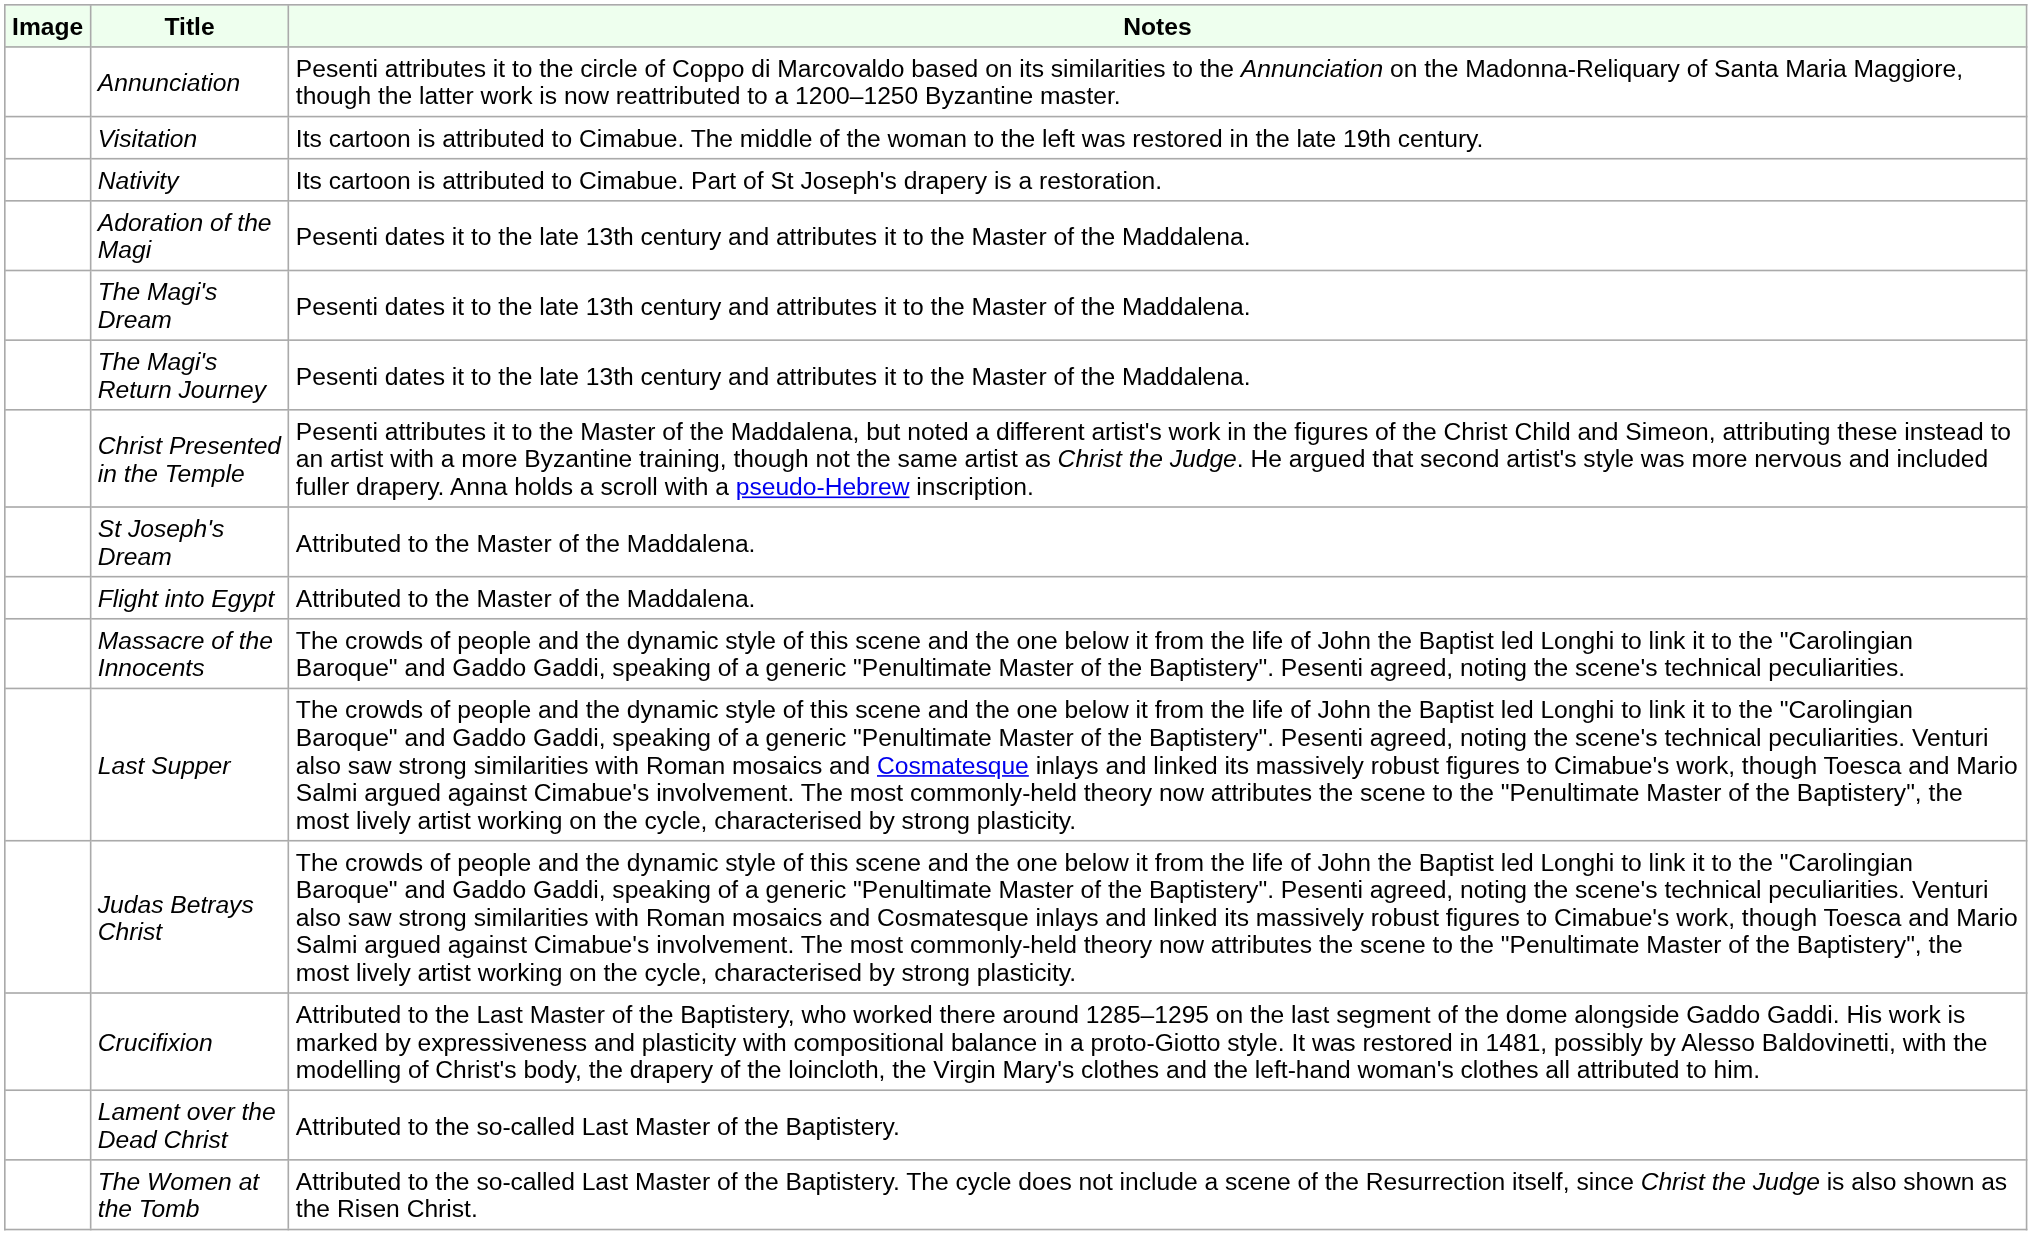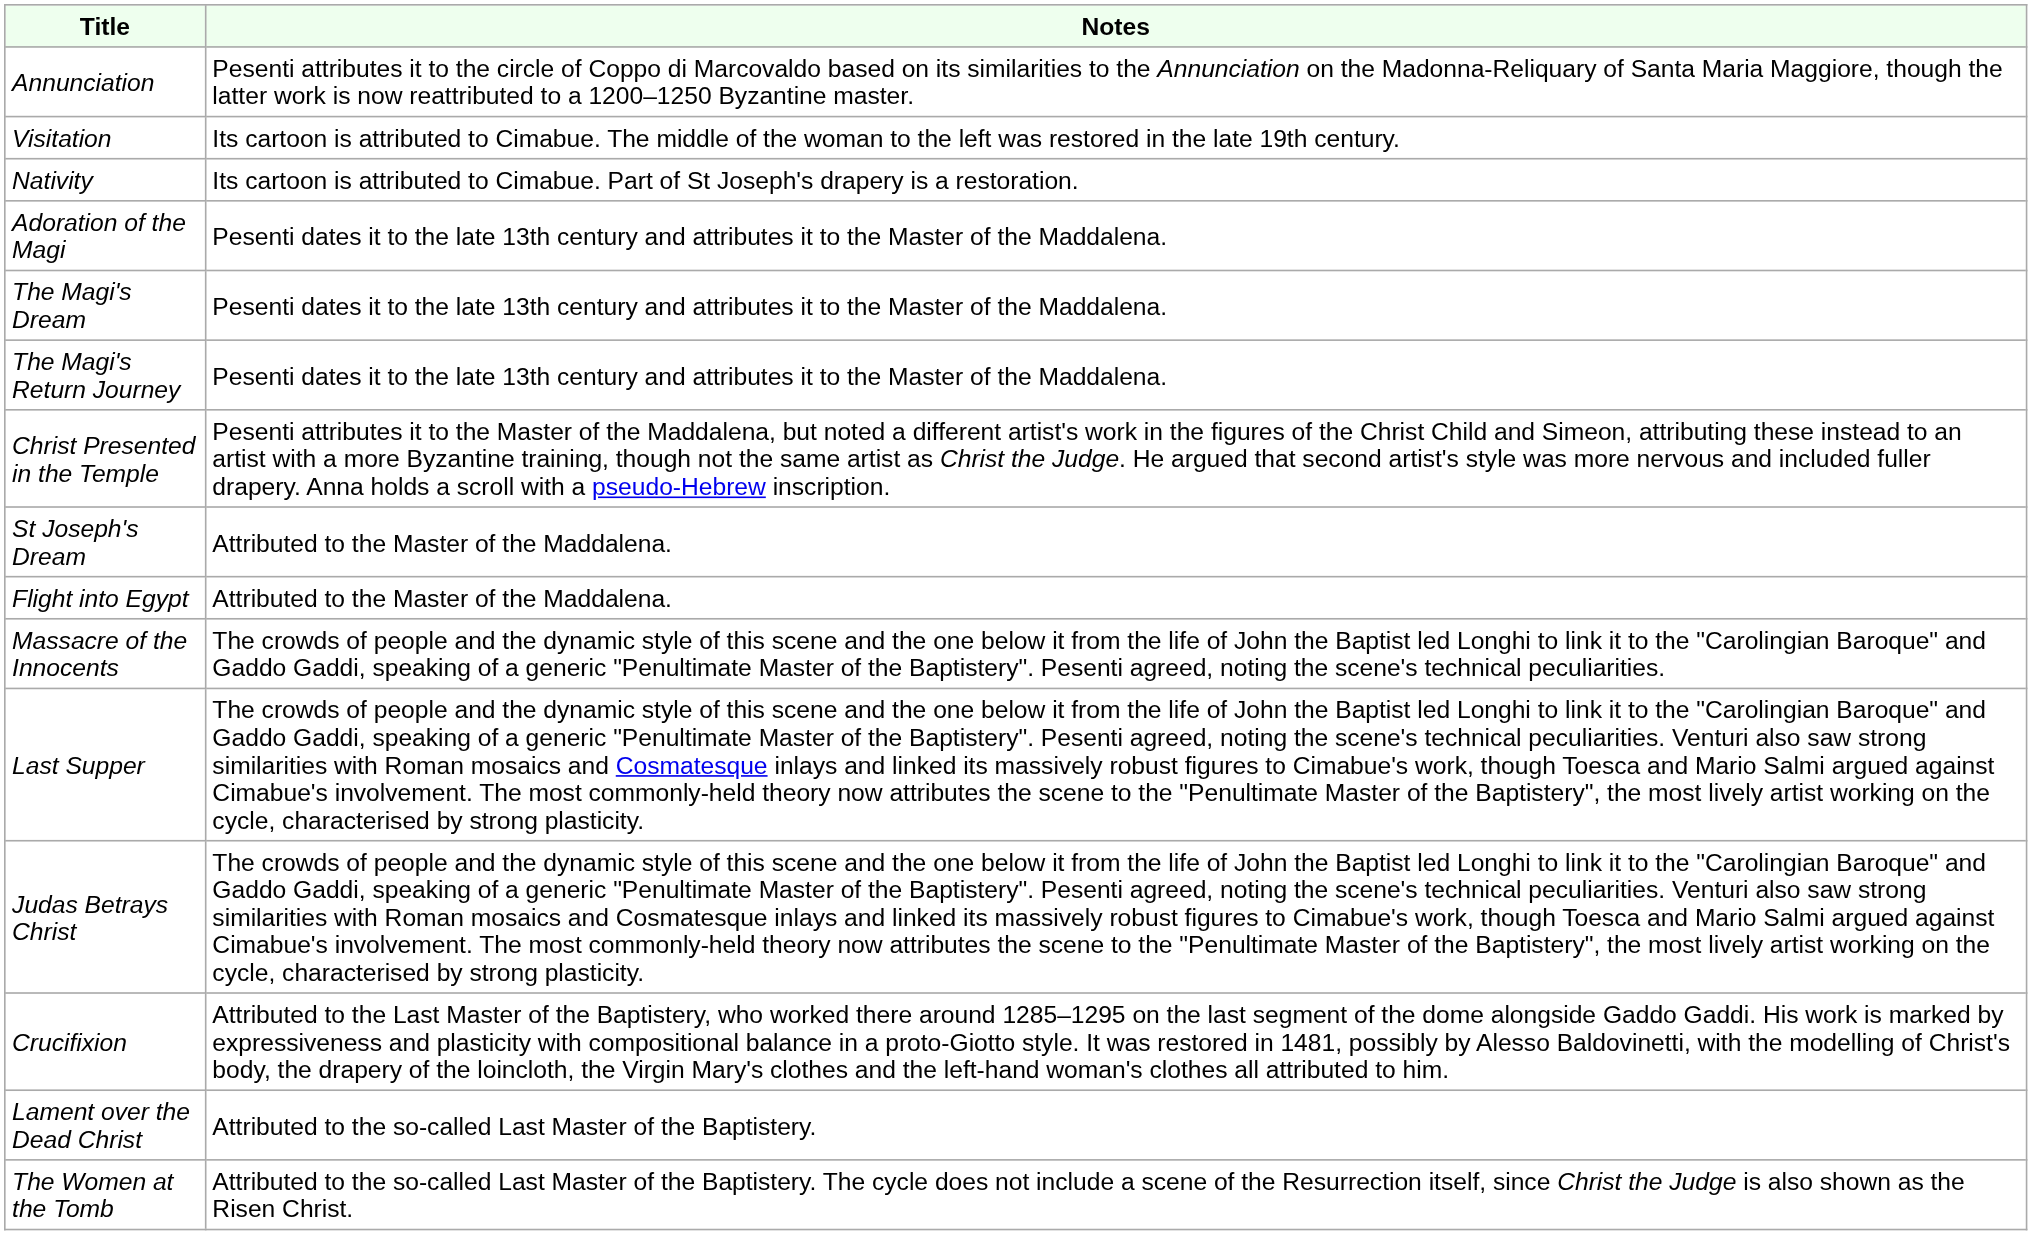- column: (48, 26)
